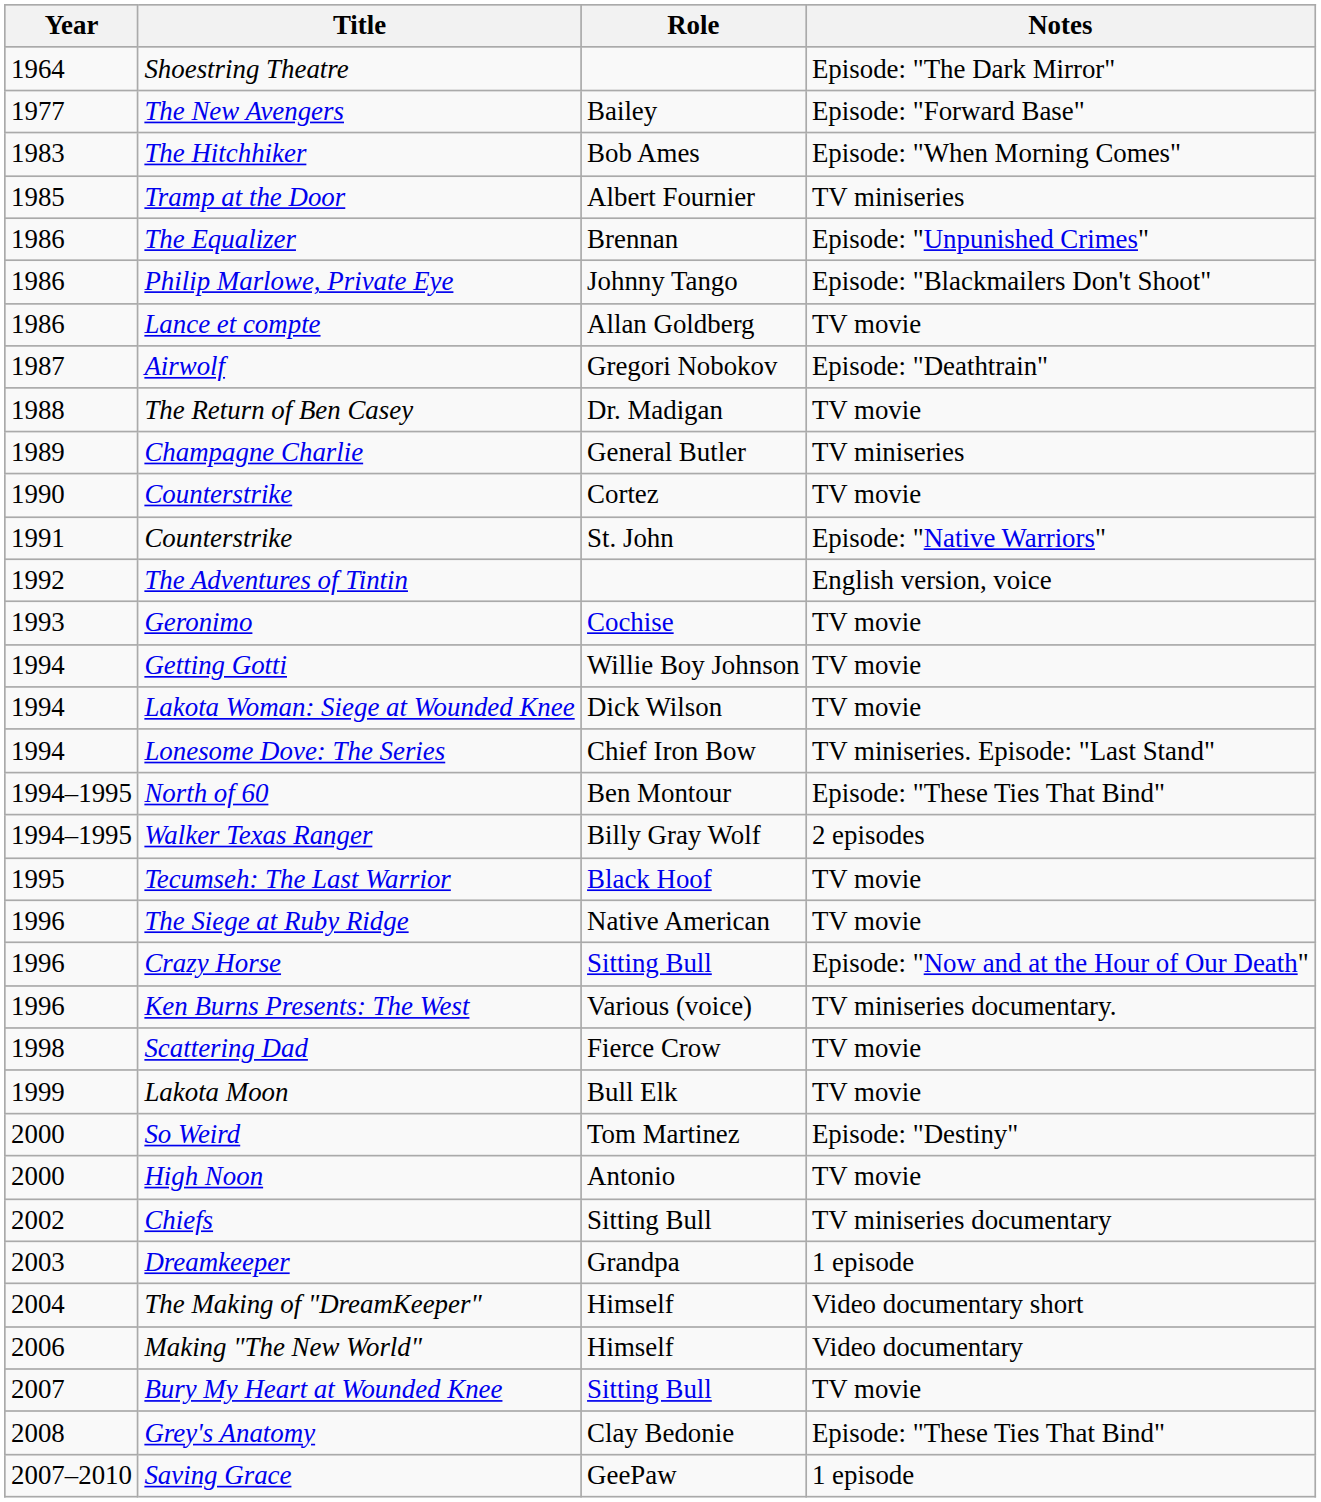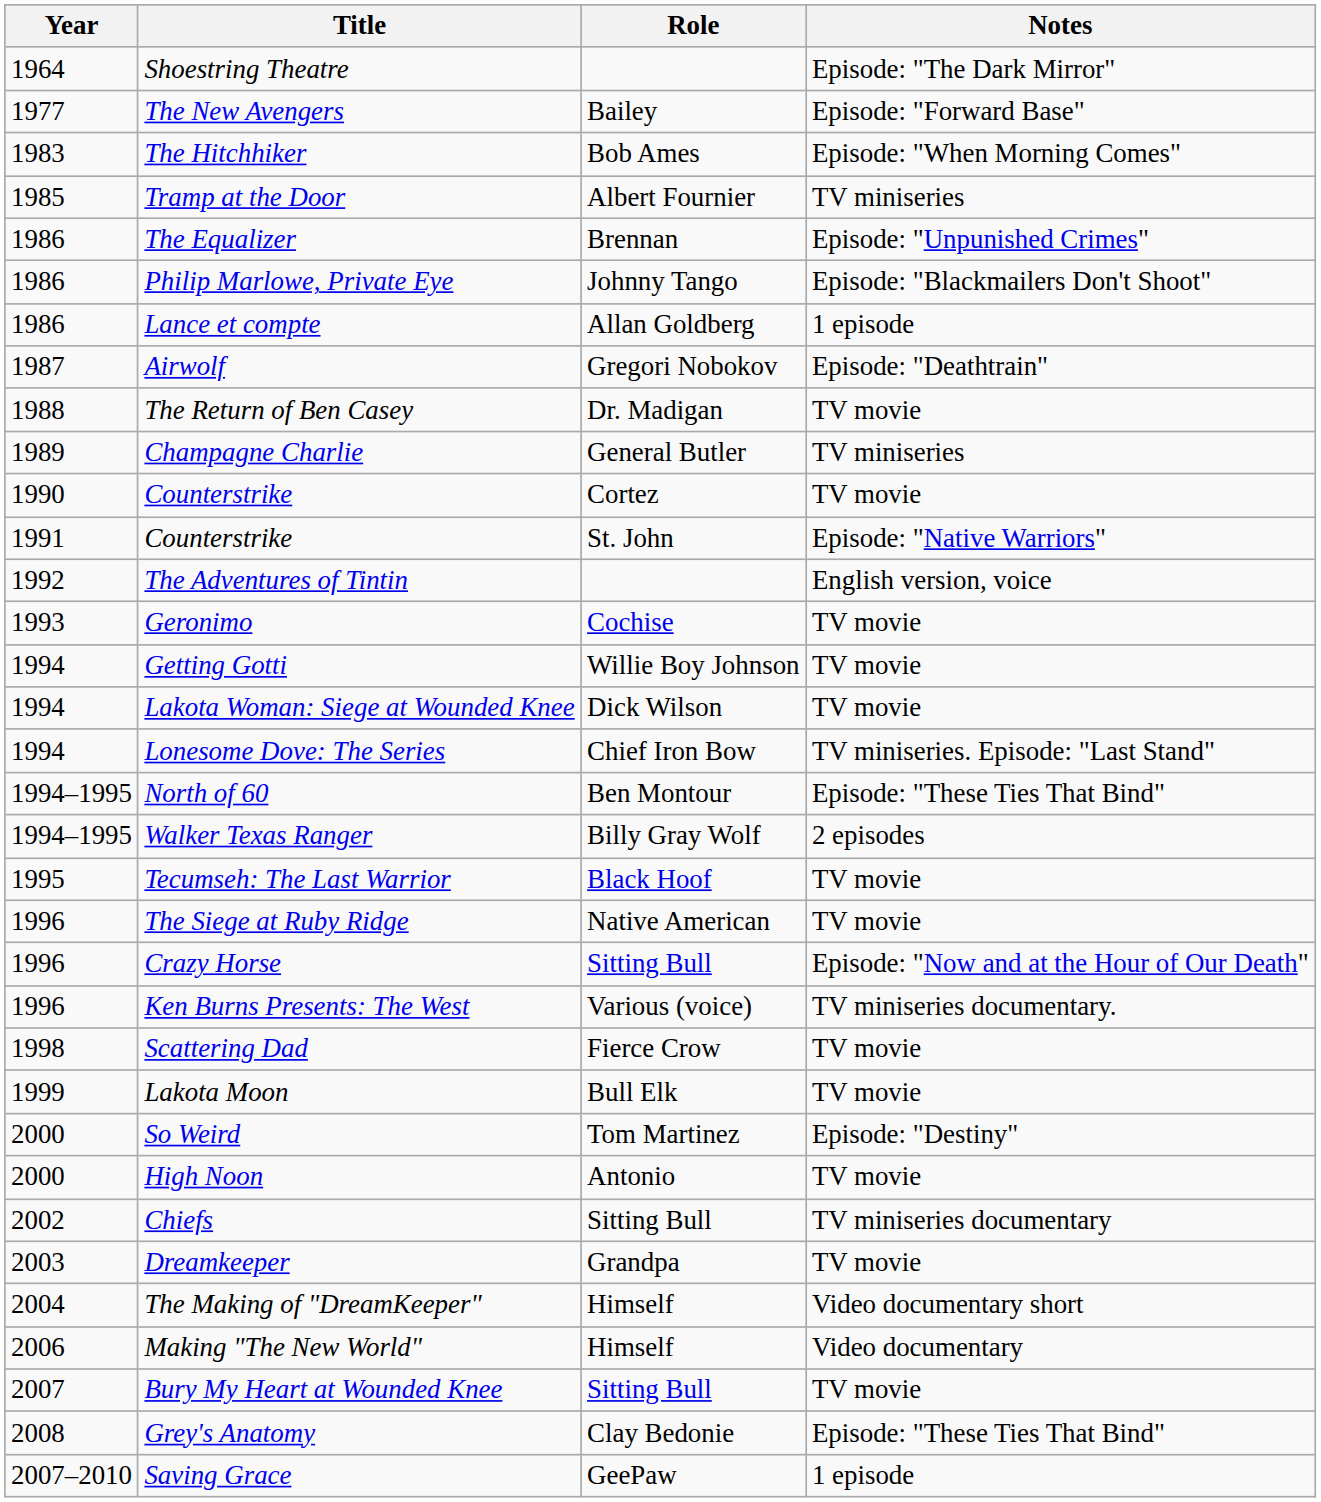(867, 324) TV movie -> (863, 324) 1 episode
(863, 1262) 1 episode -> (867, 1262) TV movie
